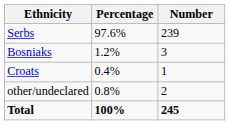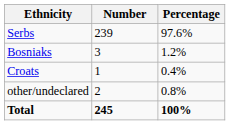columns swapped: (191, 14) <-> (125, 14)
